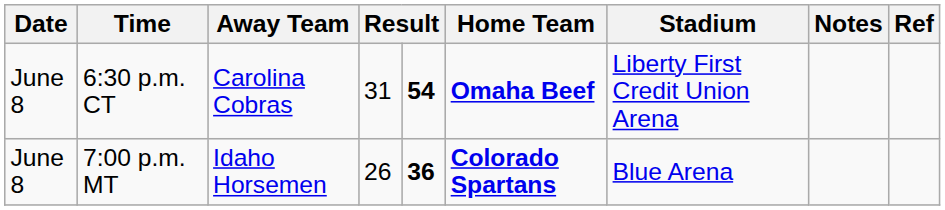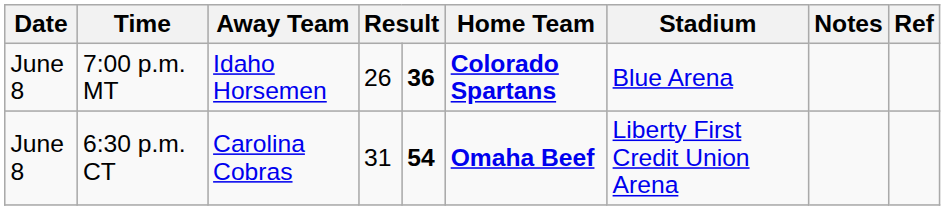rows swapped: (134, 90) <-> (134, 171)
